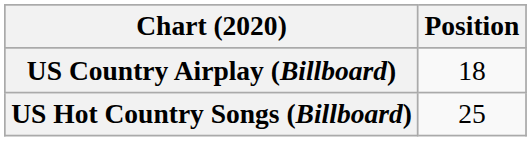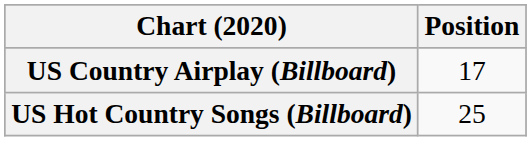(472, 69) 18 -> (472, 69) 17
